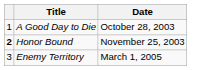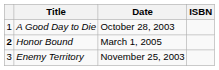+ column: (201, 12)
(143, 42) November 25, 2003 -> (131, 42) March 1, 2005
(131, 57) March 1, 2005 -> (143, 57) November 25, 2003
